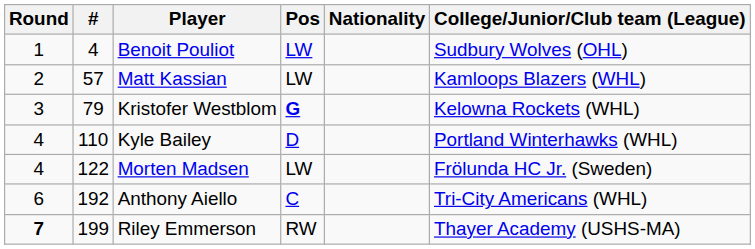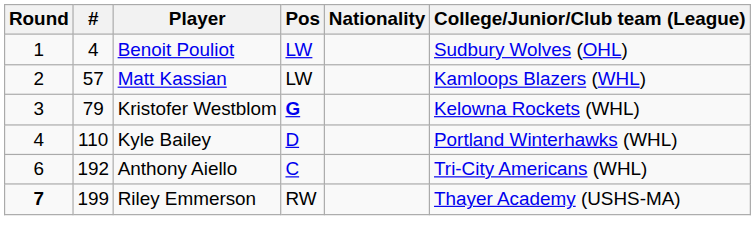- row: (183, 169)
